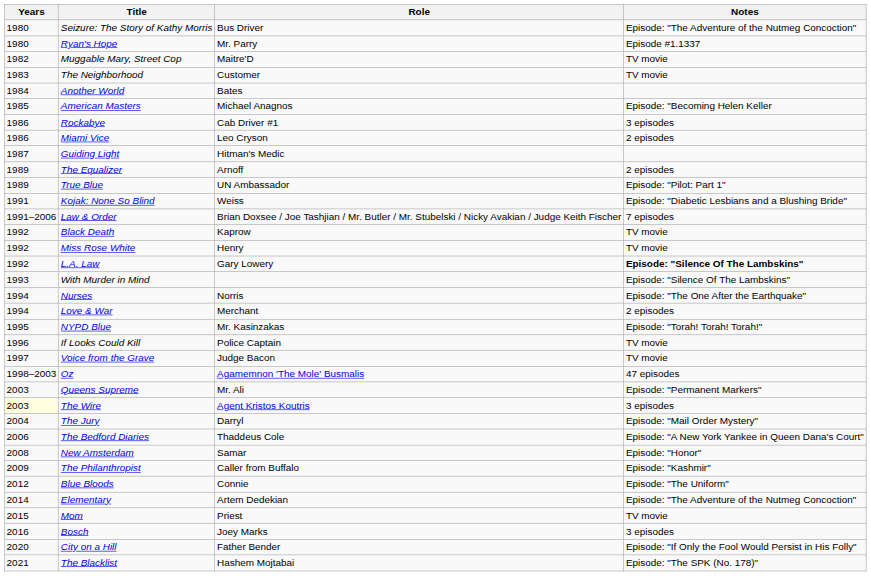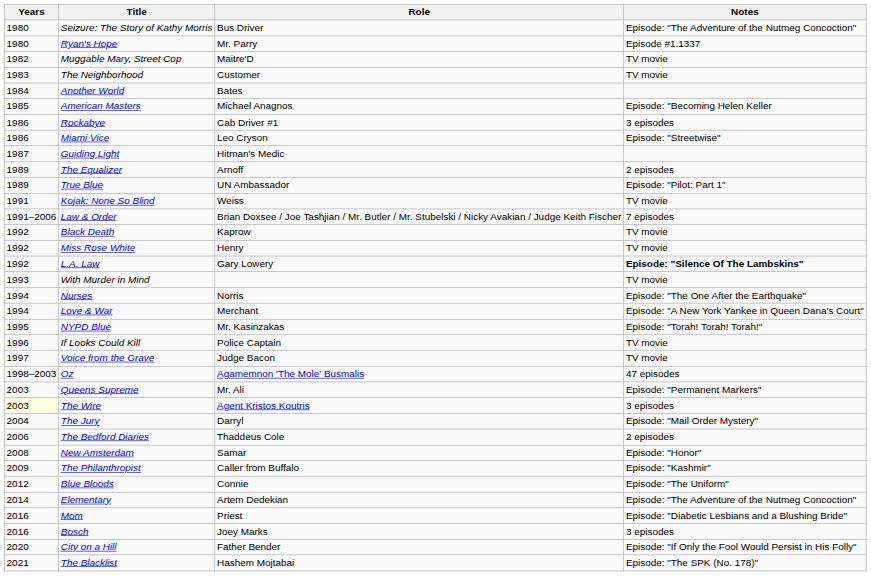(650, 138) 2 episodes -> (673, 138) Episode: "Streetwise"
(736, 201) Episode: "Diabetic Lesbians and a Blushing Bride" -> (647, 201) TV movie
(708, 279) Episode: "Silence Of The Lambskins" -> (647, 279) TV movie
(650, 311) 2 episodes -> (745, 311) Episode: "A New York Yankee in Queen Dana's Court"
(745, 437) Episode: "A New York Yankee in Queen Dana's Court" -> (650, 437) 2 episodes
(18, 515) 2015 -> (18, 515) 2016
(647, 515) TV movie -> (736, 515) Episode: "Diabetic Lesbians and a Blushing Bride"
